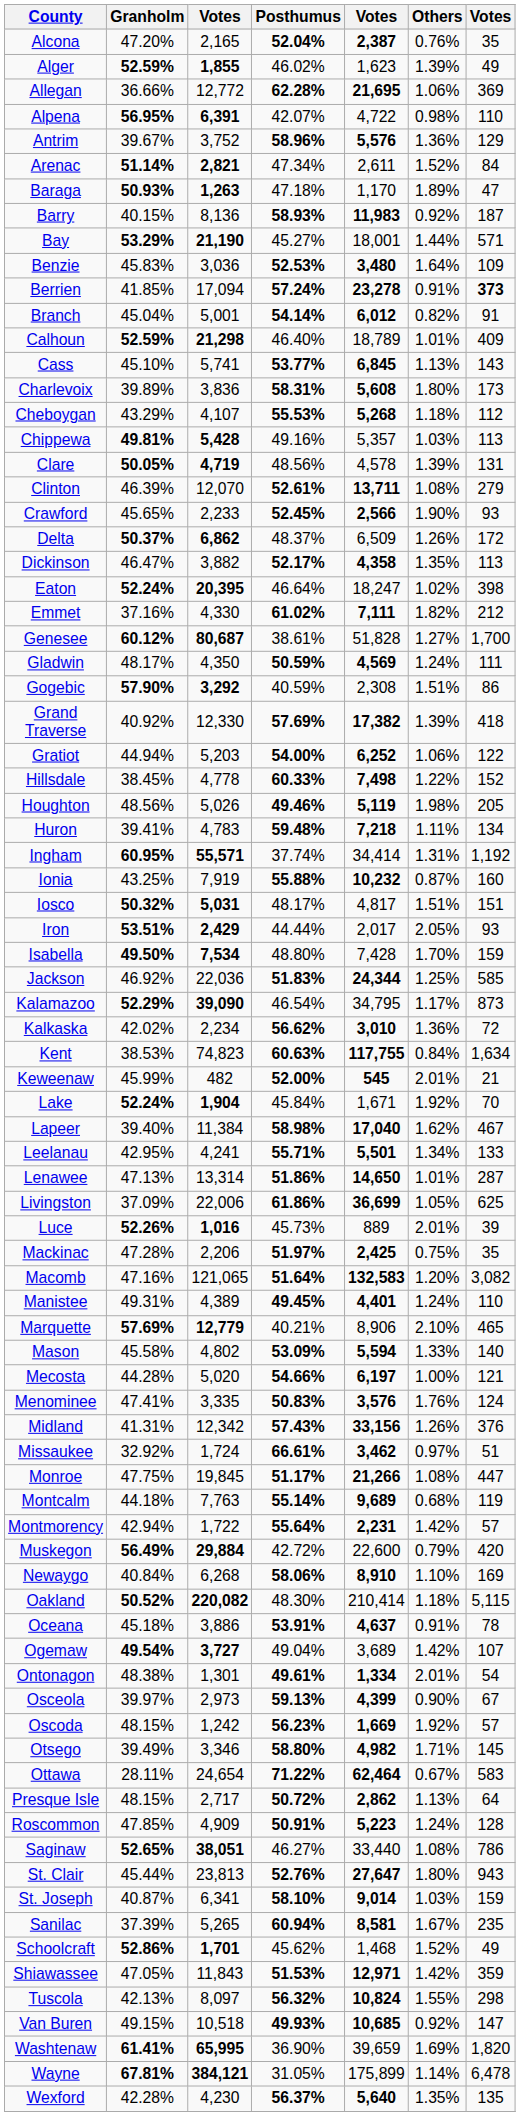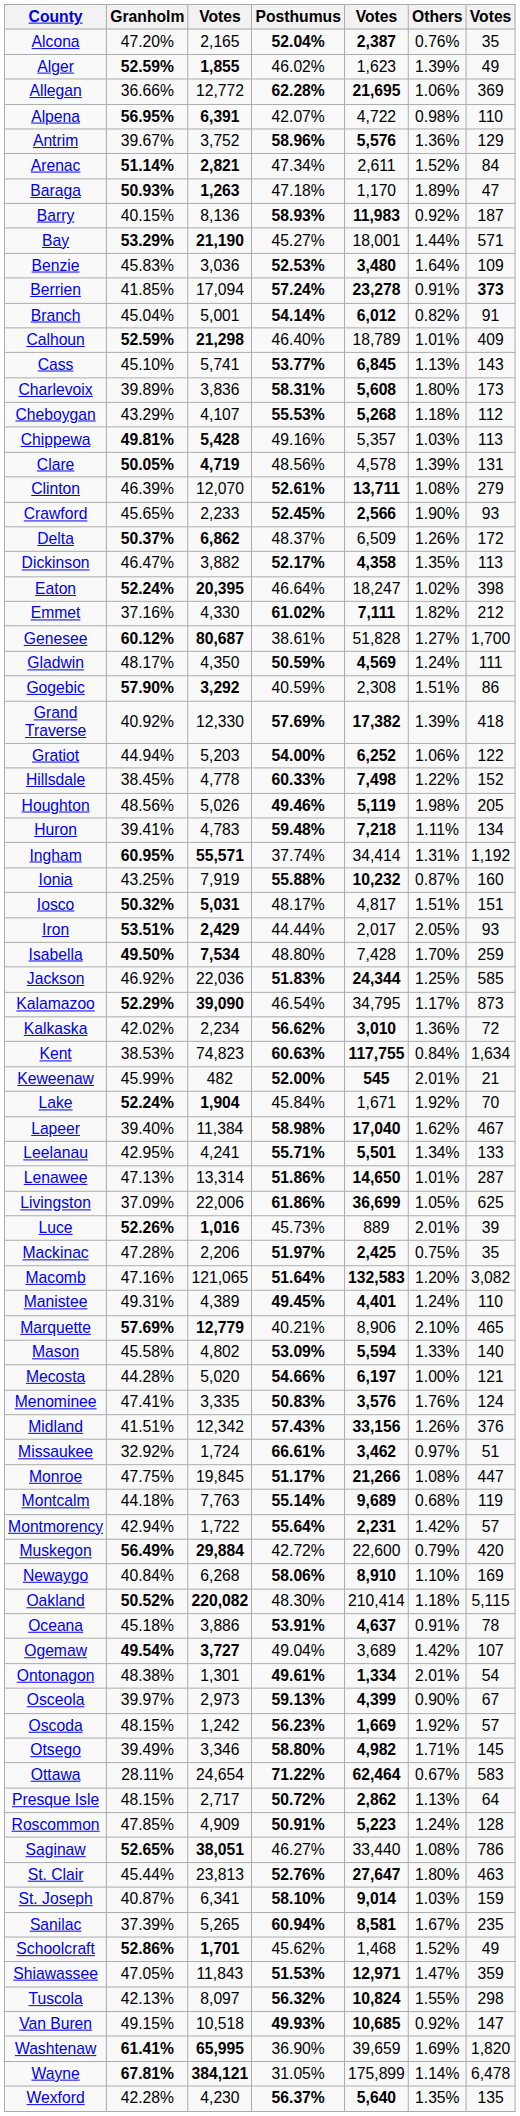(491, 954) 159 -> (491, 954) 259
(147, 1427) 41.31% -> (147, 1427) 41.51%
(491, 1874) 943 -> (491, 1874) 463
(437, 1974) 1.42% -> (437, 1974) 1.47%
